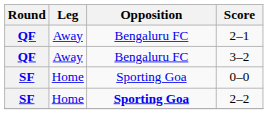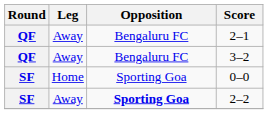(68, 98) Home -> (68, 98) Away
